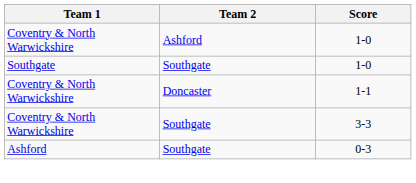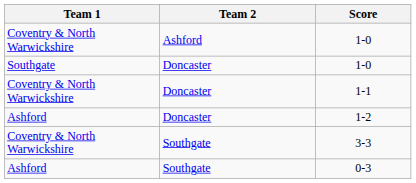(187, 65) Southgate -> (187, 65) Doncaster
+ row: (27, 117)
